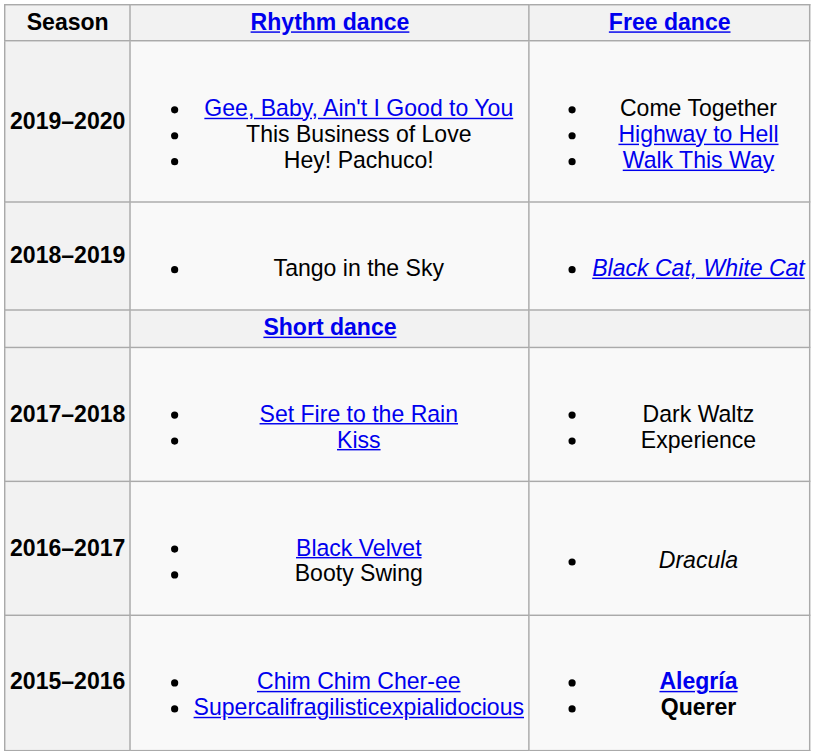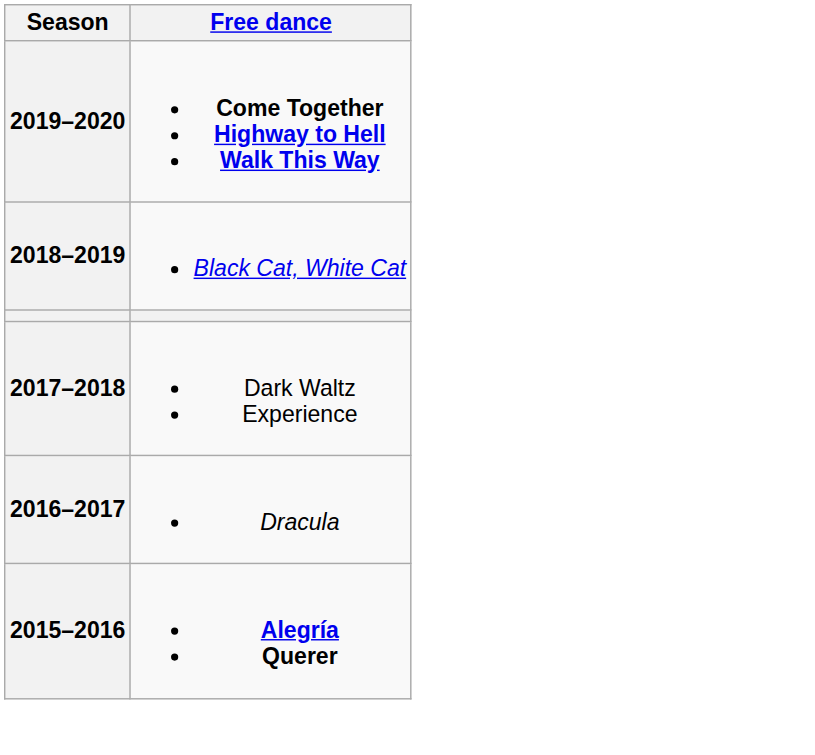- column: (330, 22)
(670, 134) normal -> (271, 134) bold
